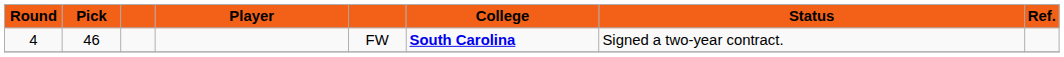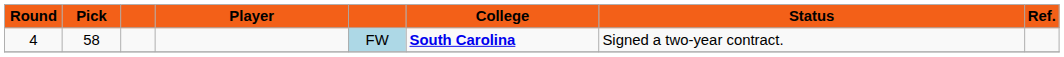(91, 39) 46 -> (91, 39) 58
(377, 39) no background -> (377, 39) lightblue background
